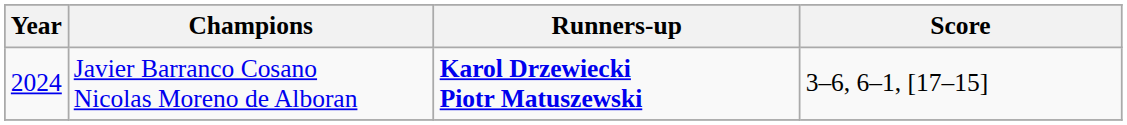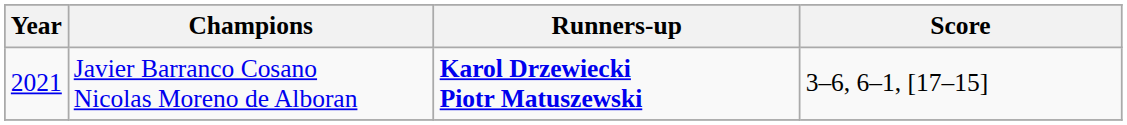(36, 82) 2024 -> (36, 82) 2021
